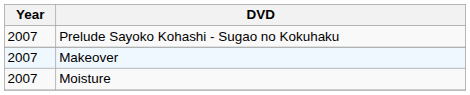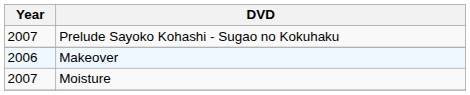(22, 57) 2007 -> (22, 57) 2006
